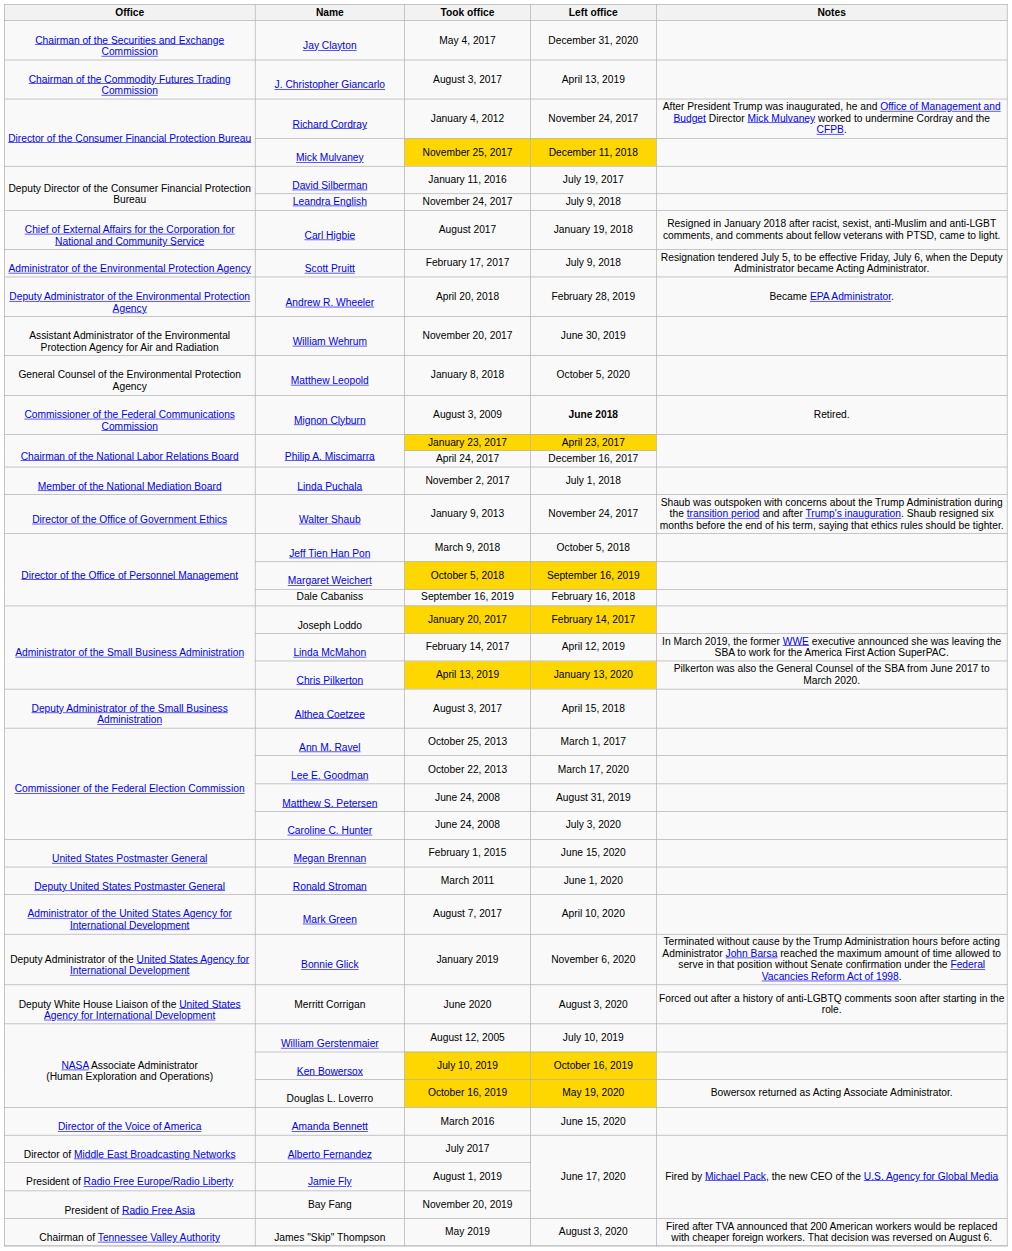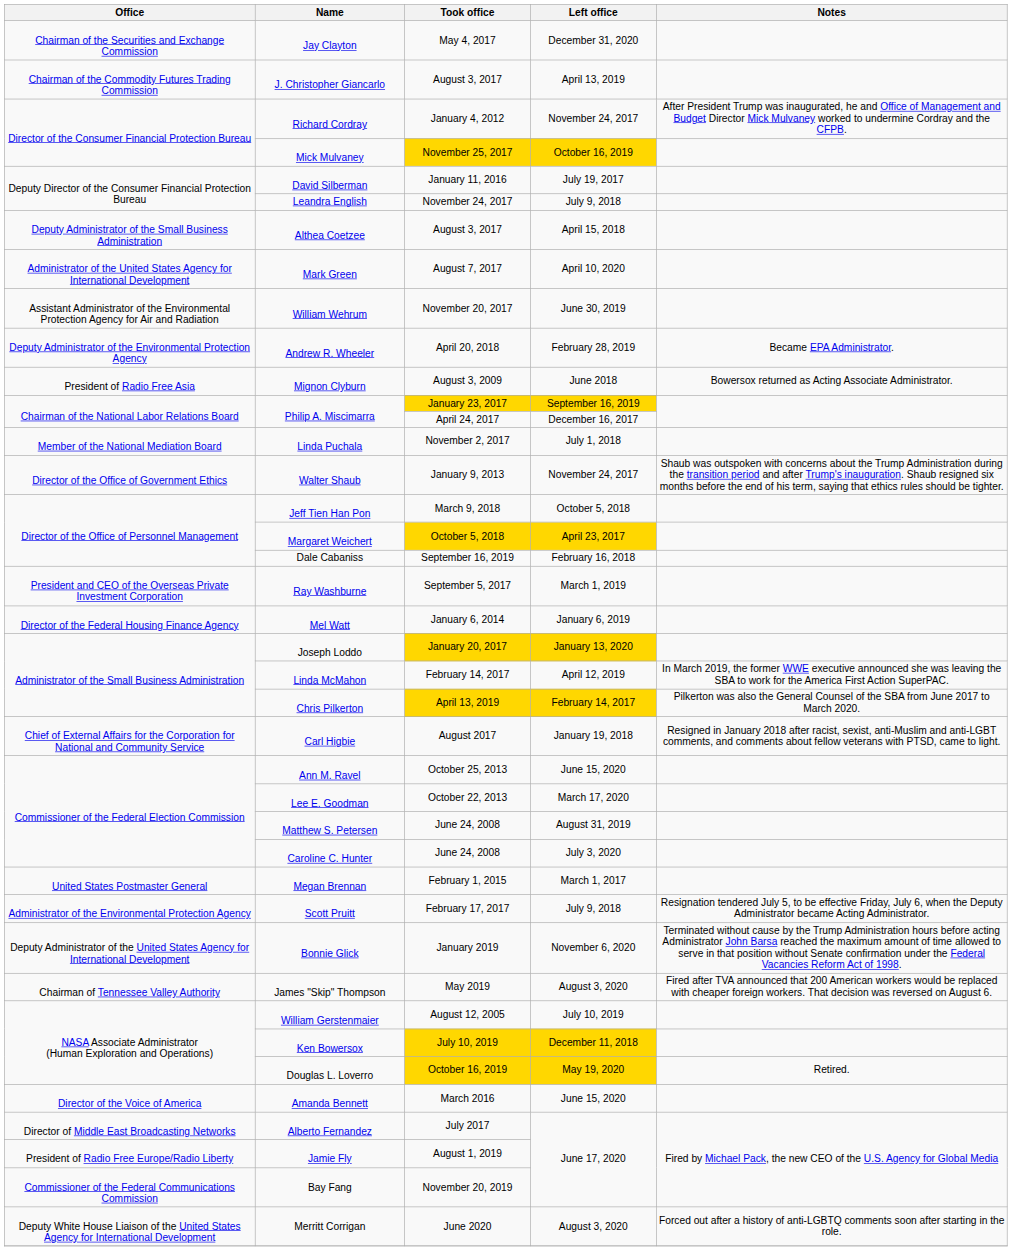(593, 152) December 11, 2018 -> (593, 152) October 16, 2019
rows swapped: (330, 235) <-> (330, 714)
rows swapped: (330, 269) <-> (330, 920)
rows swapped: (330, 302) <-> (330, 342)
- row: (330, 381)
(130, 420) Commissioner of the Federal Communications Commission -> (130, 387) President of Radio Free Asia
(593, 414) bold -> (593, 381) normal
(832, 414) Retired. -> (832, 381) Bowersox returned as Acting Associate Administrator.
(593, 442) April 23, 2017 -> (593, 403) September 16, 2019
(593, 575) September 16, 2019 -> (593, 536) April 23, 2017
+ row: (330, 591)
+ row: (330, 625)
(593, 619) February 14, 2017 -> (593, 647) January 13, 2020
(593, 675) January 13, 2020 -> (593, 702) February 14, 2017
(593, 742) March 1, 2017 -> (593, 769) June 15, 2020
(593, 853) June 15, 2020 -> (593, 881) March 1, 2017
- row: (330, 886)
rows swapped: (330, 1004) <-> (330, 1238)
(593, 1065) October 16, 2019 -> (593, 1042) December 11, 2018
(832, 1093) Bowersox returned as Acting Associate Administrator. -> (832, 1070) Retired.
(130, 1210) President of Radio Free Asia -> (130, 1193) Commissioner of the Federal Communications Commission
